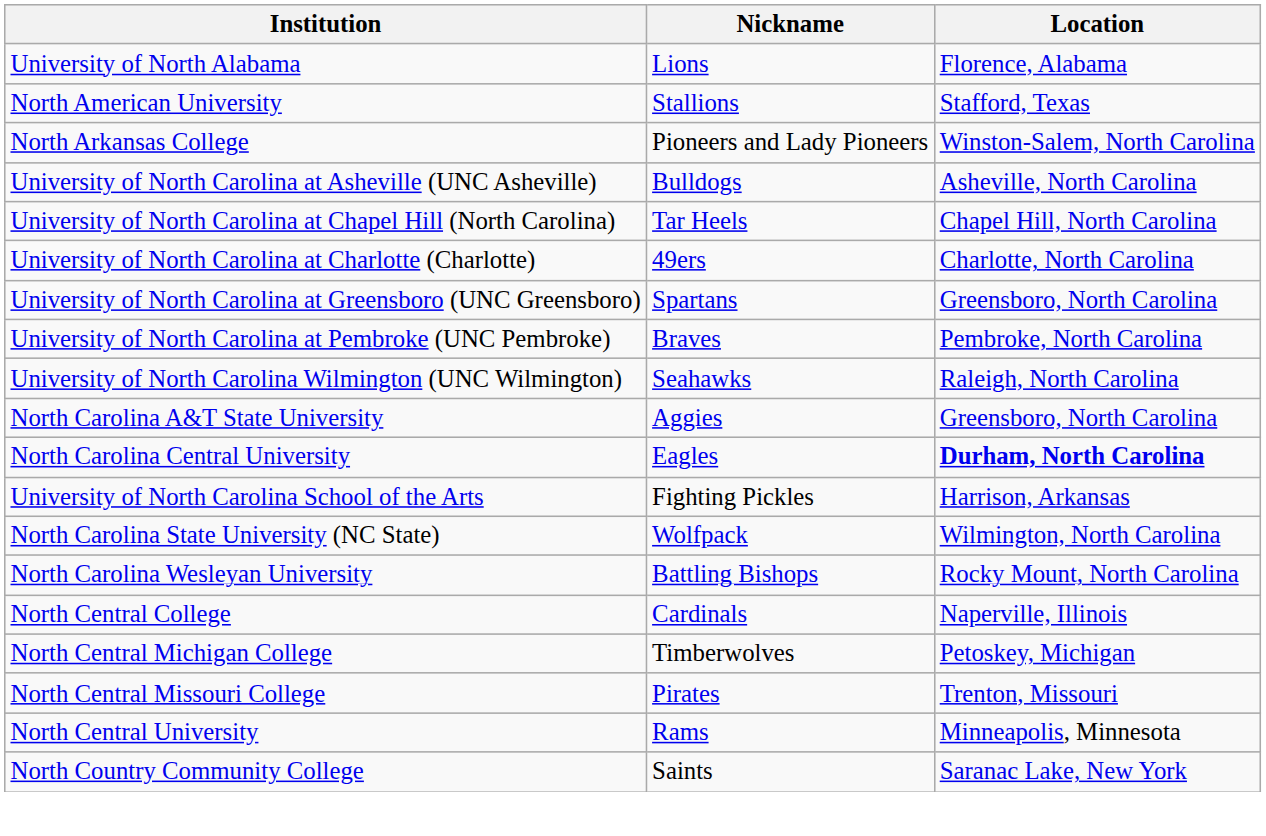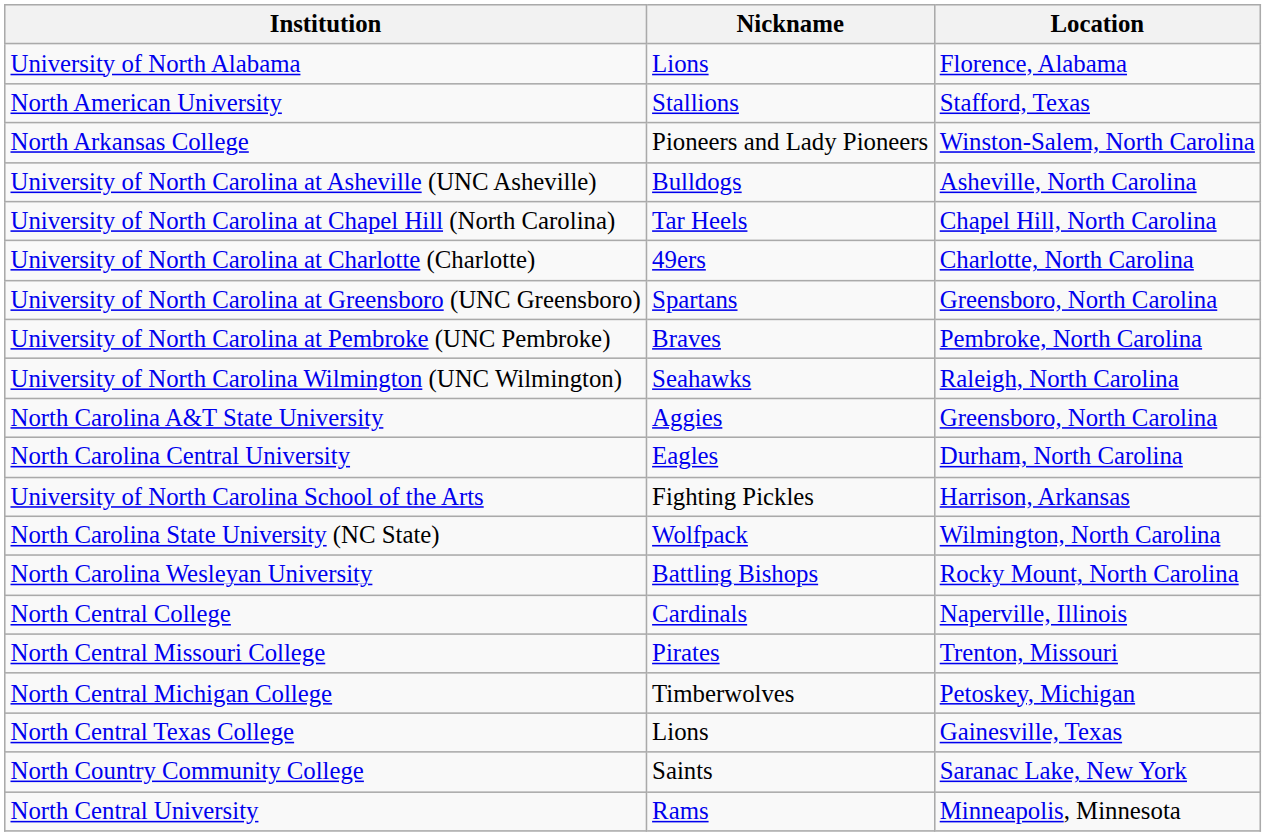(1072, 456) bold -> (1061, 456) normal
rows swapped: (171, 653) <-> (168, 692)
+ row: (152, 732)
rows swapped: (134, 732) <-> (187, 771)
